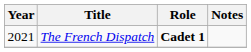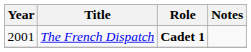(21, 36) 2021 -> (21, 36) 2001
